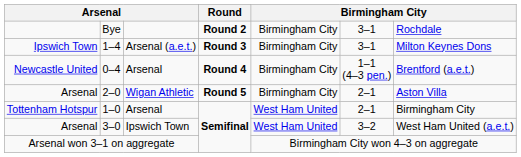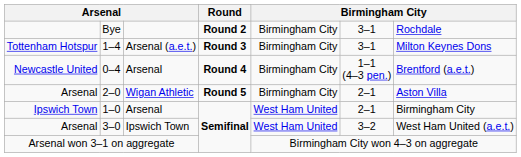(66, 47) Ipswich Town -> (52, 47) Tottenham Hotspur
(52, 110) Tottenham Hotspur -> (66, 110) Ipswich Town
